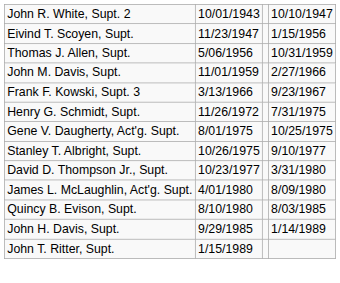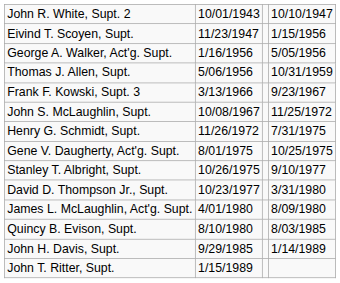+ row: (90, 53)
- row: (64, 72)
+ row: (79, 111)
